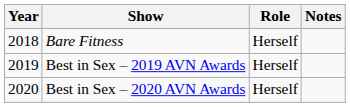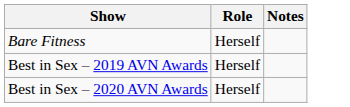- column: (23, 16)
